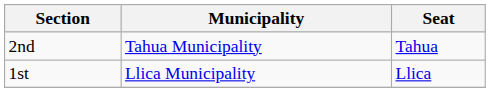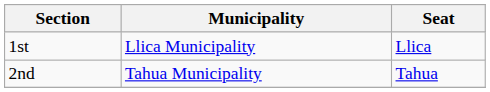rows swapped: (19, 73) <-> (22, 45)
